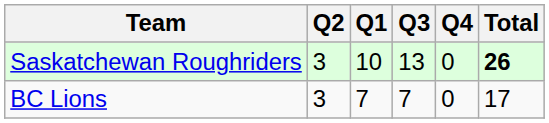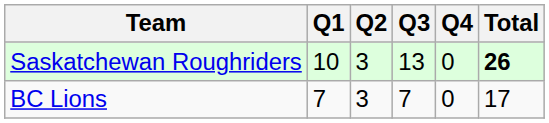columns swapped: (371, 23) <-> (329, 23)
